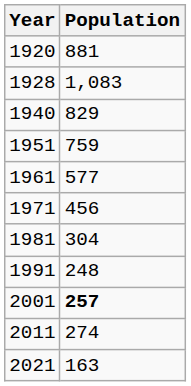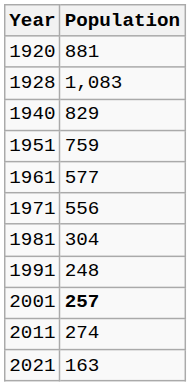(82, 209) 456 -> (82, 209) 556
